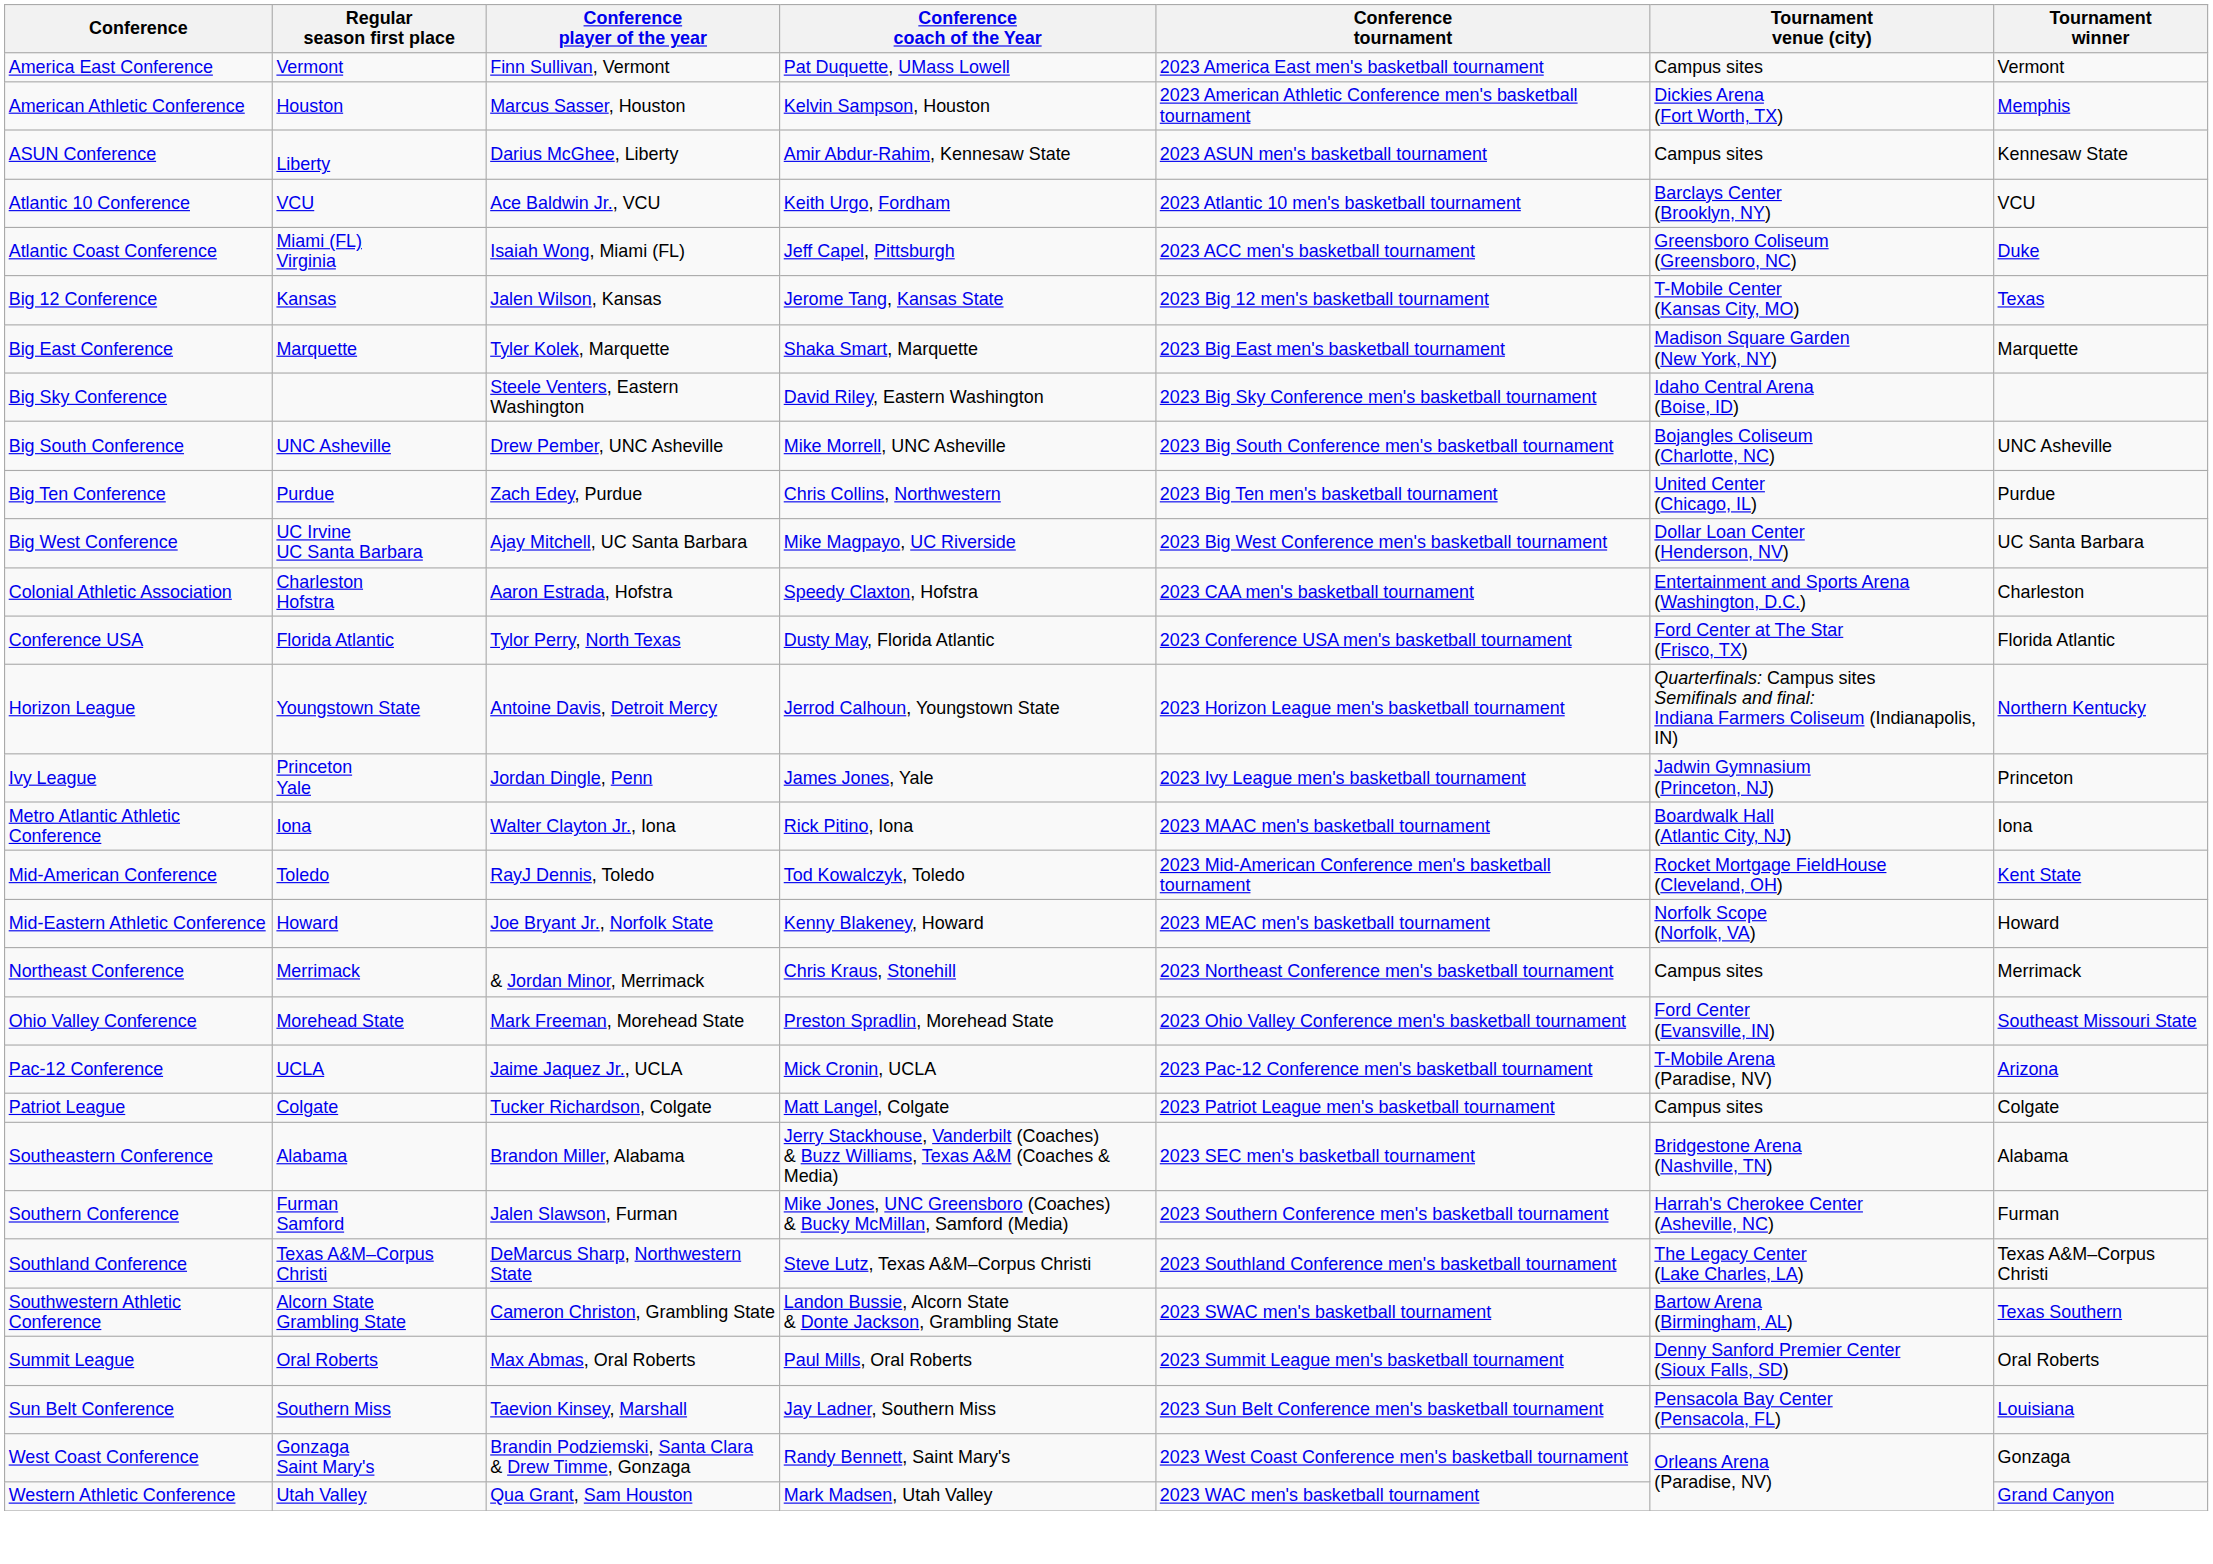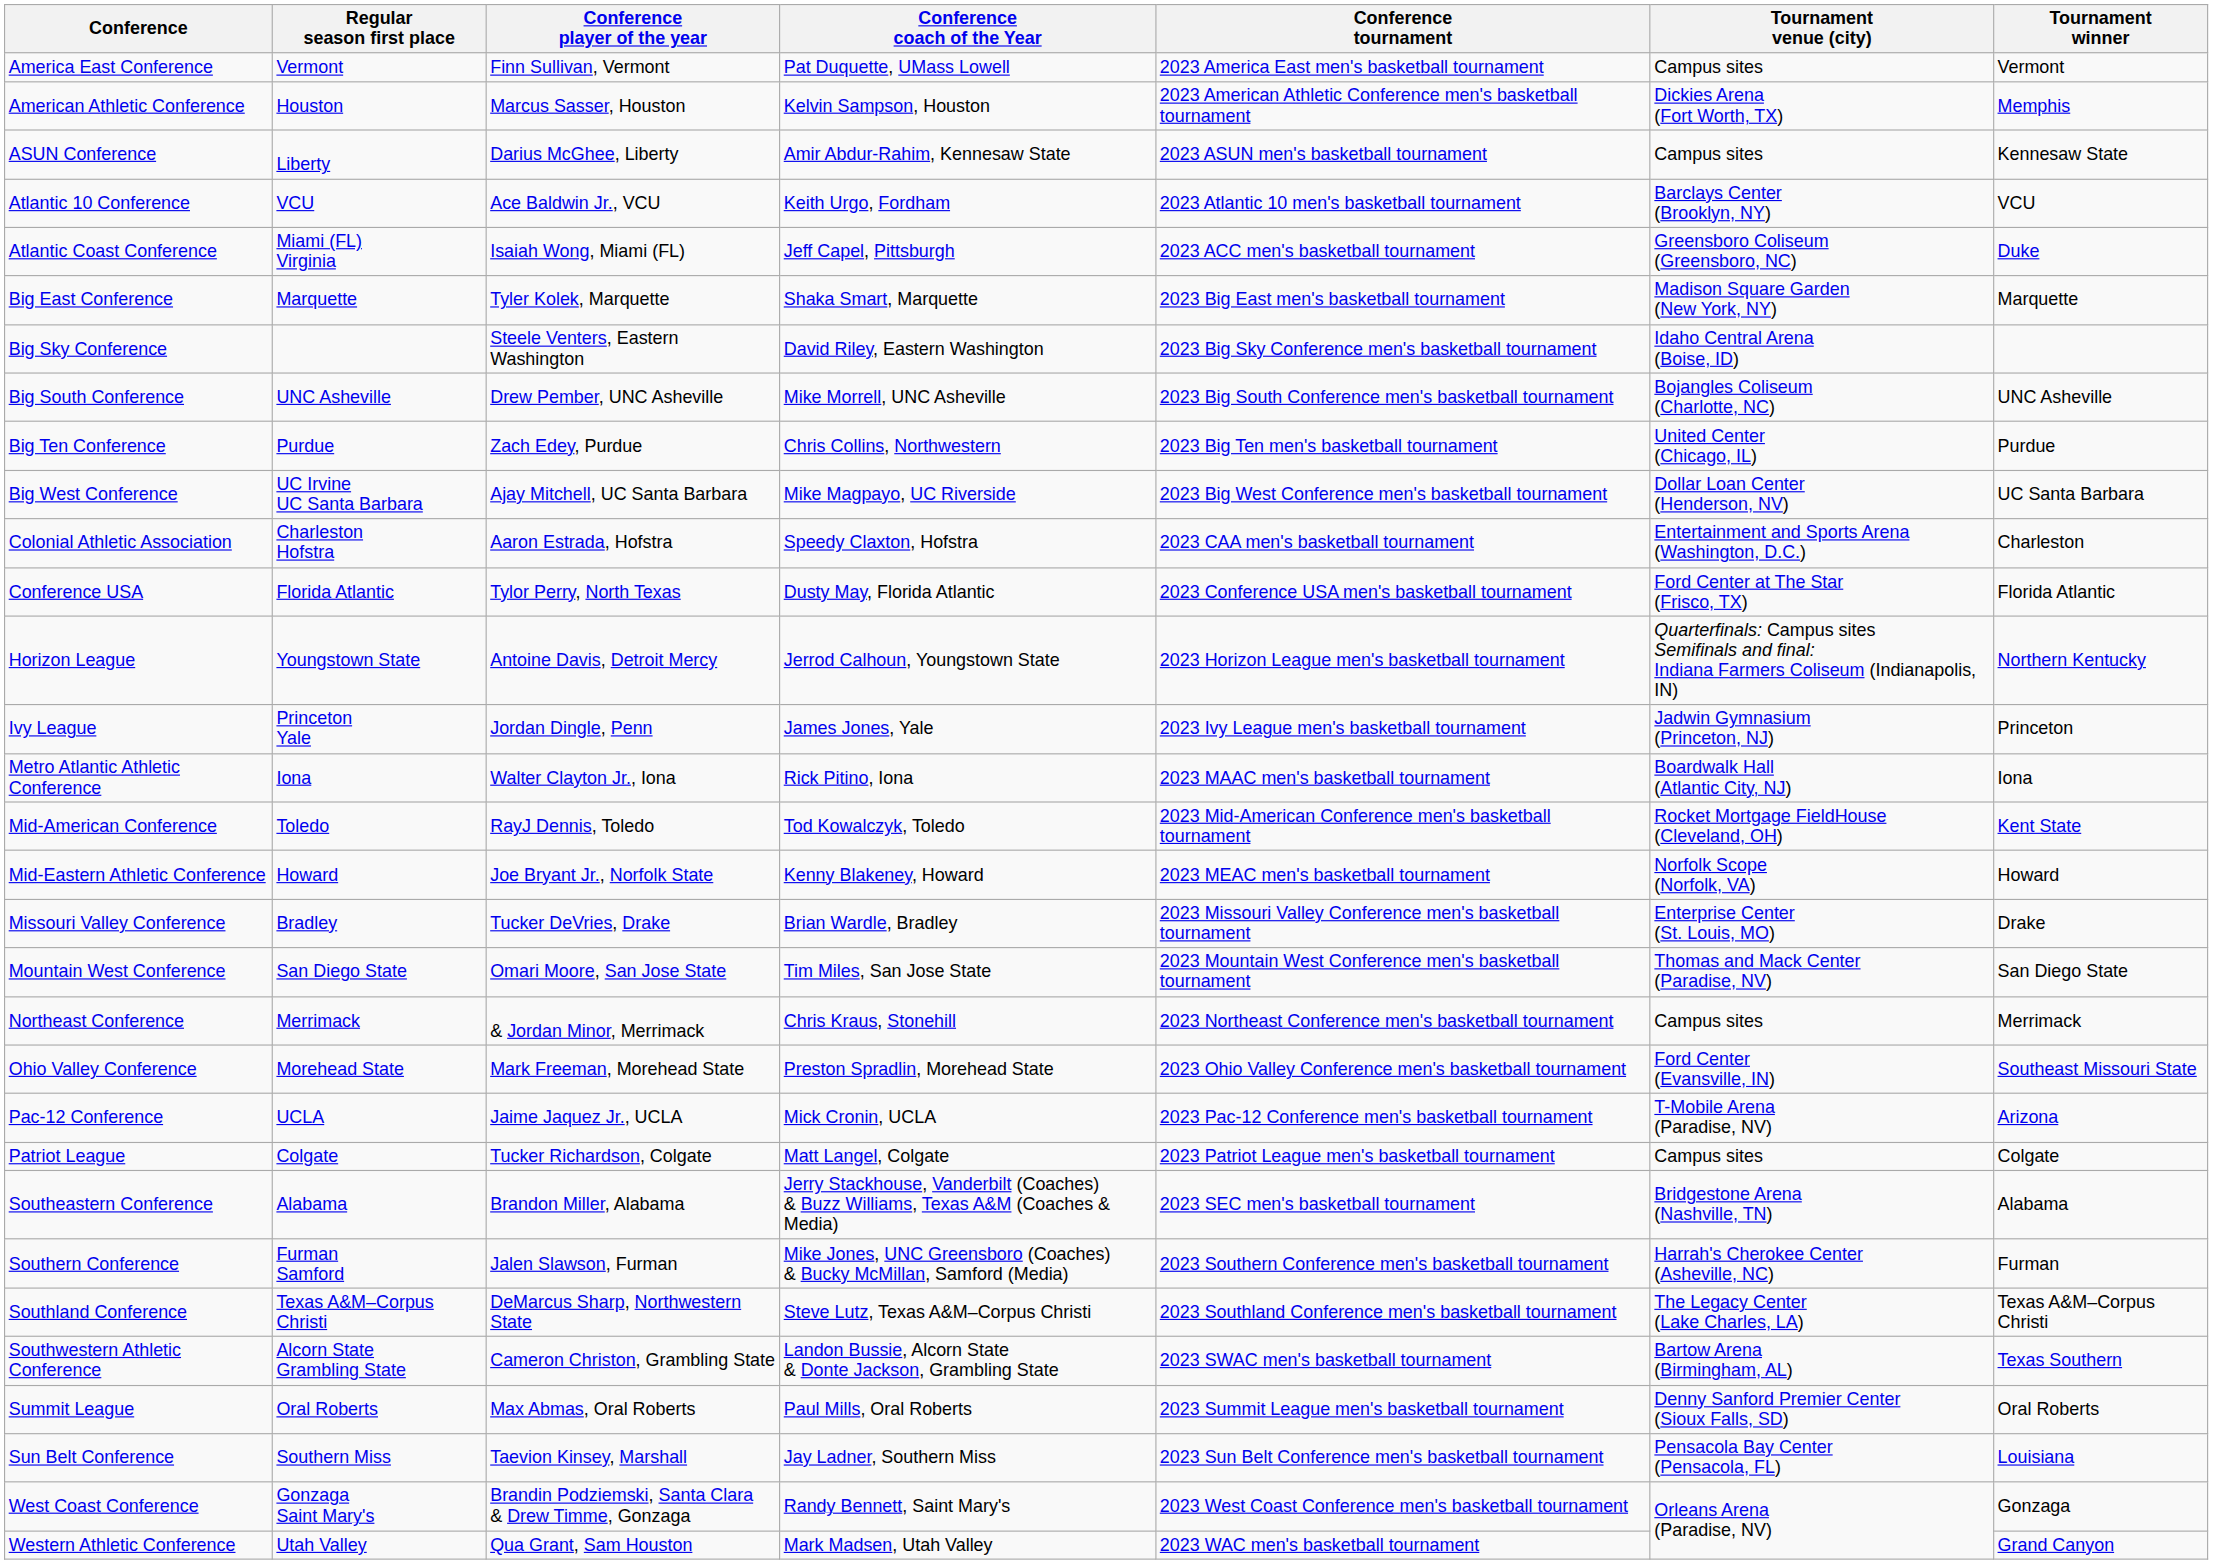- row: (83, 300)
+ row: (117, 923)
+ row: (117, 971)
